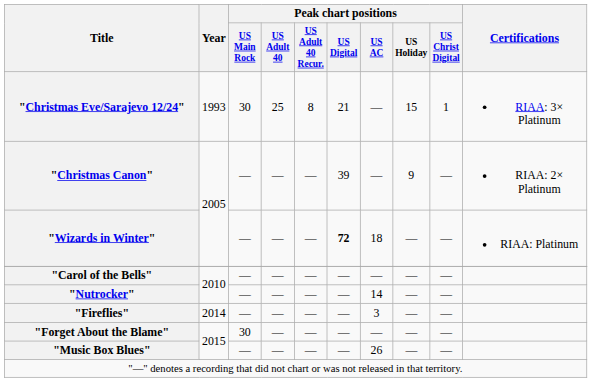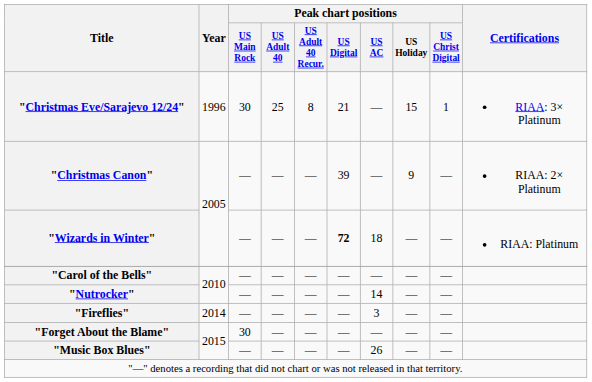(214, 106) 1993 -> (214, 106) 1996
